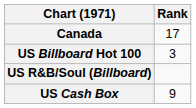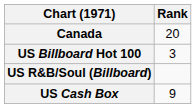(172, 34) 17 -> (172, 34) 20
